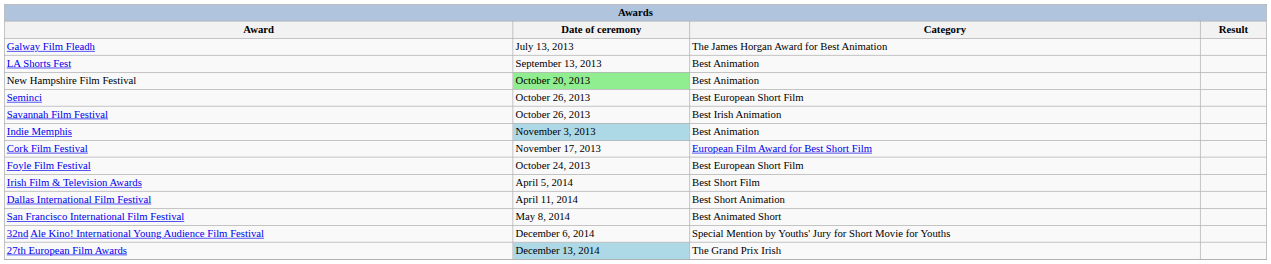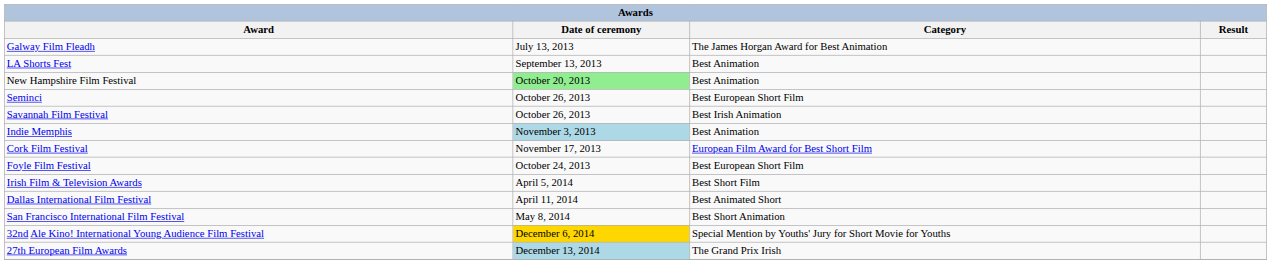(738, 200) Best Short Animation -> (737, 200) Best Animated Short
(737, 217) Best Animated Short -> (738, 217) Best Short Animation
(555, 234) no background -> (555, 234) gold background
